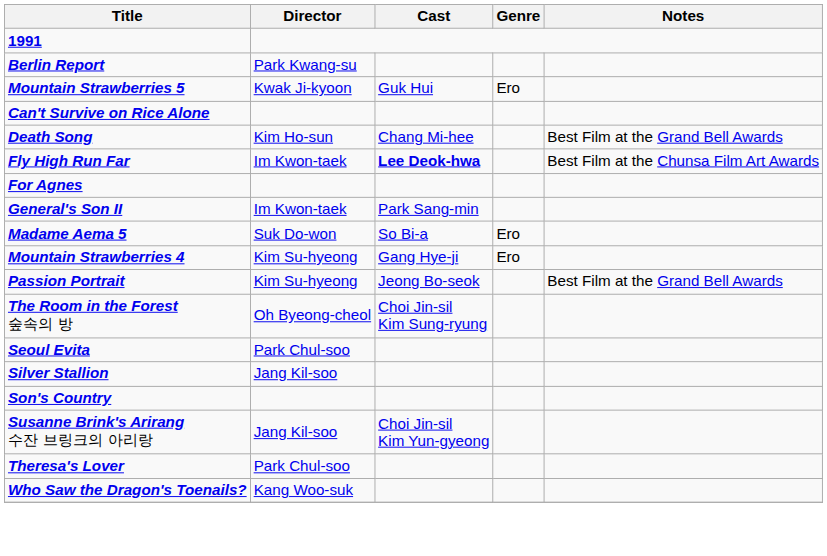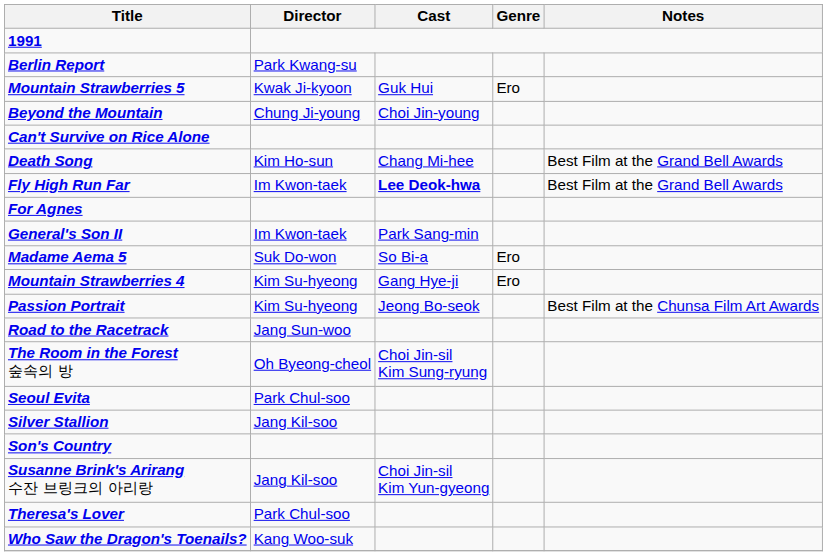+ row: (85, 112)
(683, 161) Best Film at the Chunsa Film Art Awards -> (665, 185) Best Film at the Grand Bell Awards
(665, 281) Best Film at the Grand Bell Awards -> (683, 305) Best Film at the Chunsa Film Art Awards
+ row: (88, 329)
